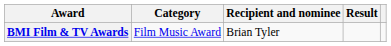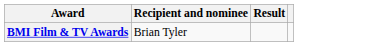- column: (177, 13)
